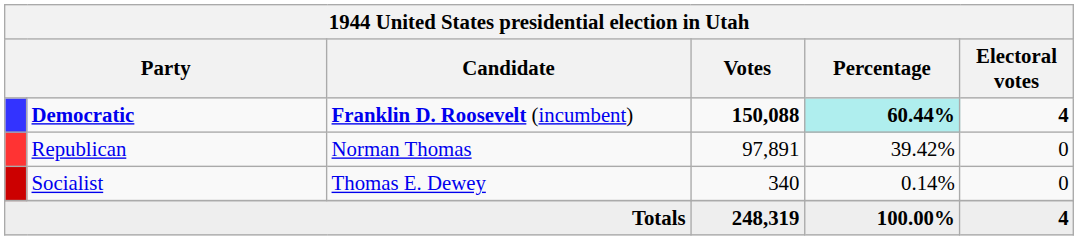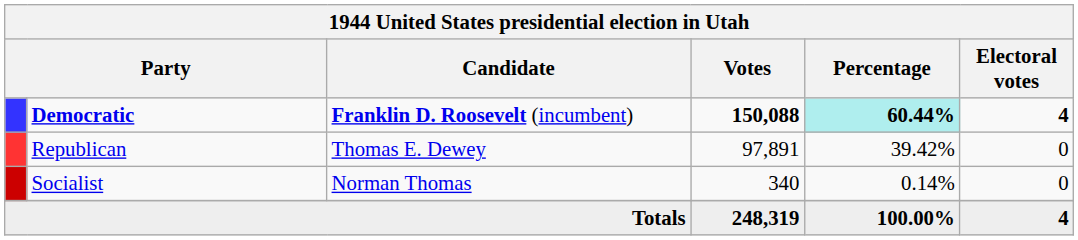(402, 149) Norman Thomas -> (409, 149) Thomas E. Dewey
(409, 183) Thomas E. Dewey -> (402, 183) Norman Thomas
